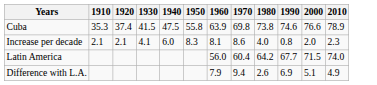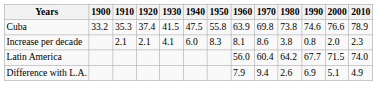+ column: (101, 12)
(263, 42) 4.0 -> (286, 42) 3.8
